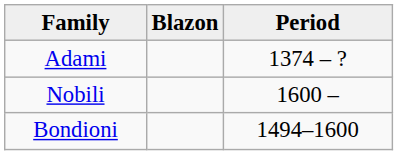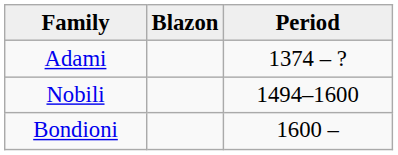(308, 94) 1600 – -> (308, 94) 1494–1600
(308, 130) 1494–1600 -> (308, 130) 1600 –
